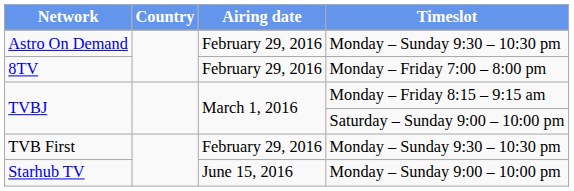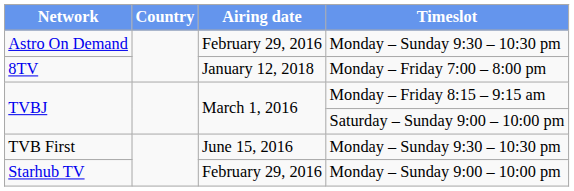(262, 69) February 29, 2016 -> (258, 69) January 12, 2018
(262, 146) February 29, 2016 -> (247, 146) June 15, 2016
(247, 172) June 15, 2016 -> (262, 172) February 29, 2016
